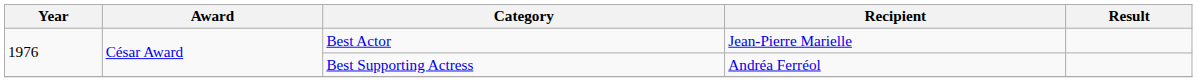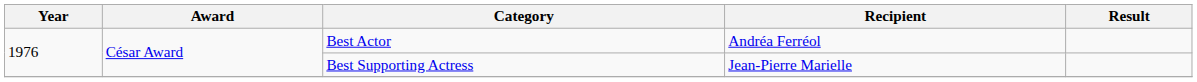(790, 40) Jean-Pierre Marielle -> (775, 40) Andréa Ferréol
(775, 64) Andréa Ferréol -> (790, 64) Jean-Pierre Marielle
